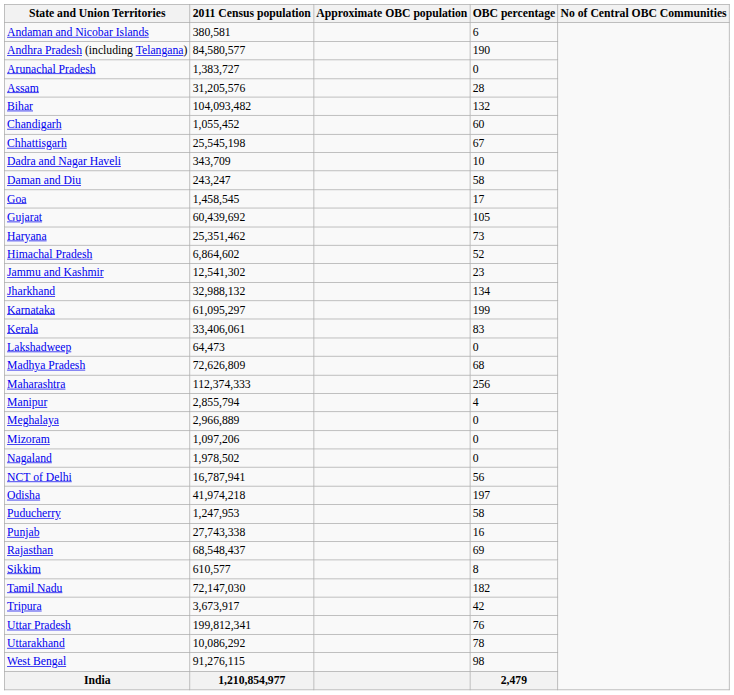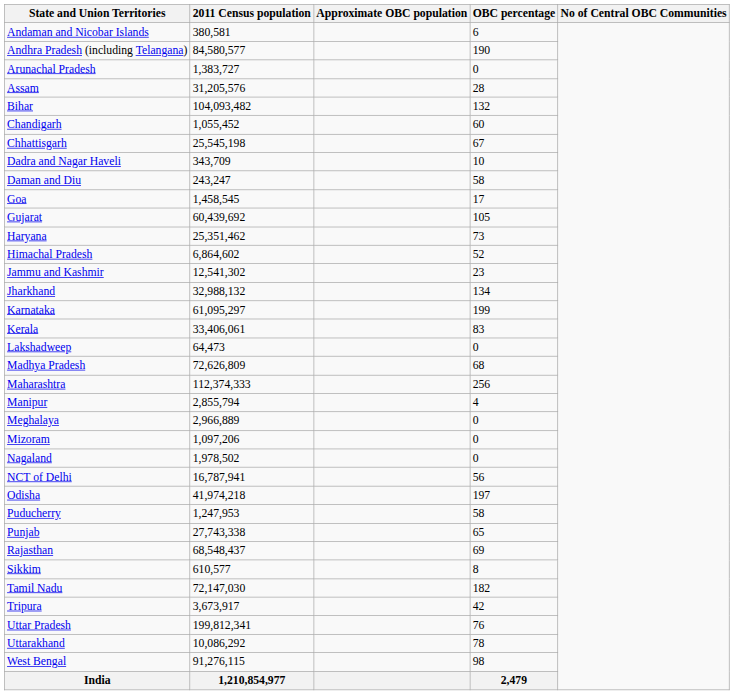(478, 532) 16 -> (478, 532) 65
